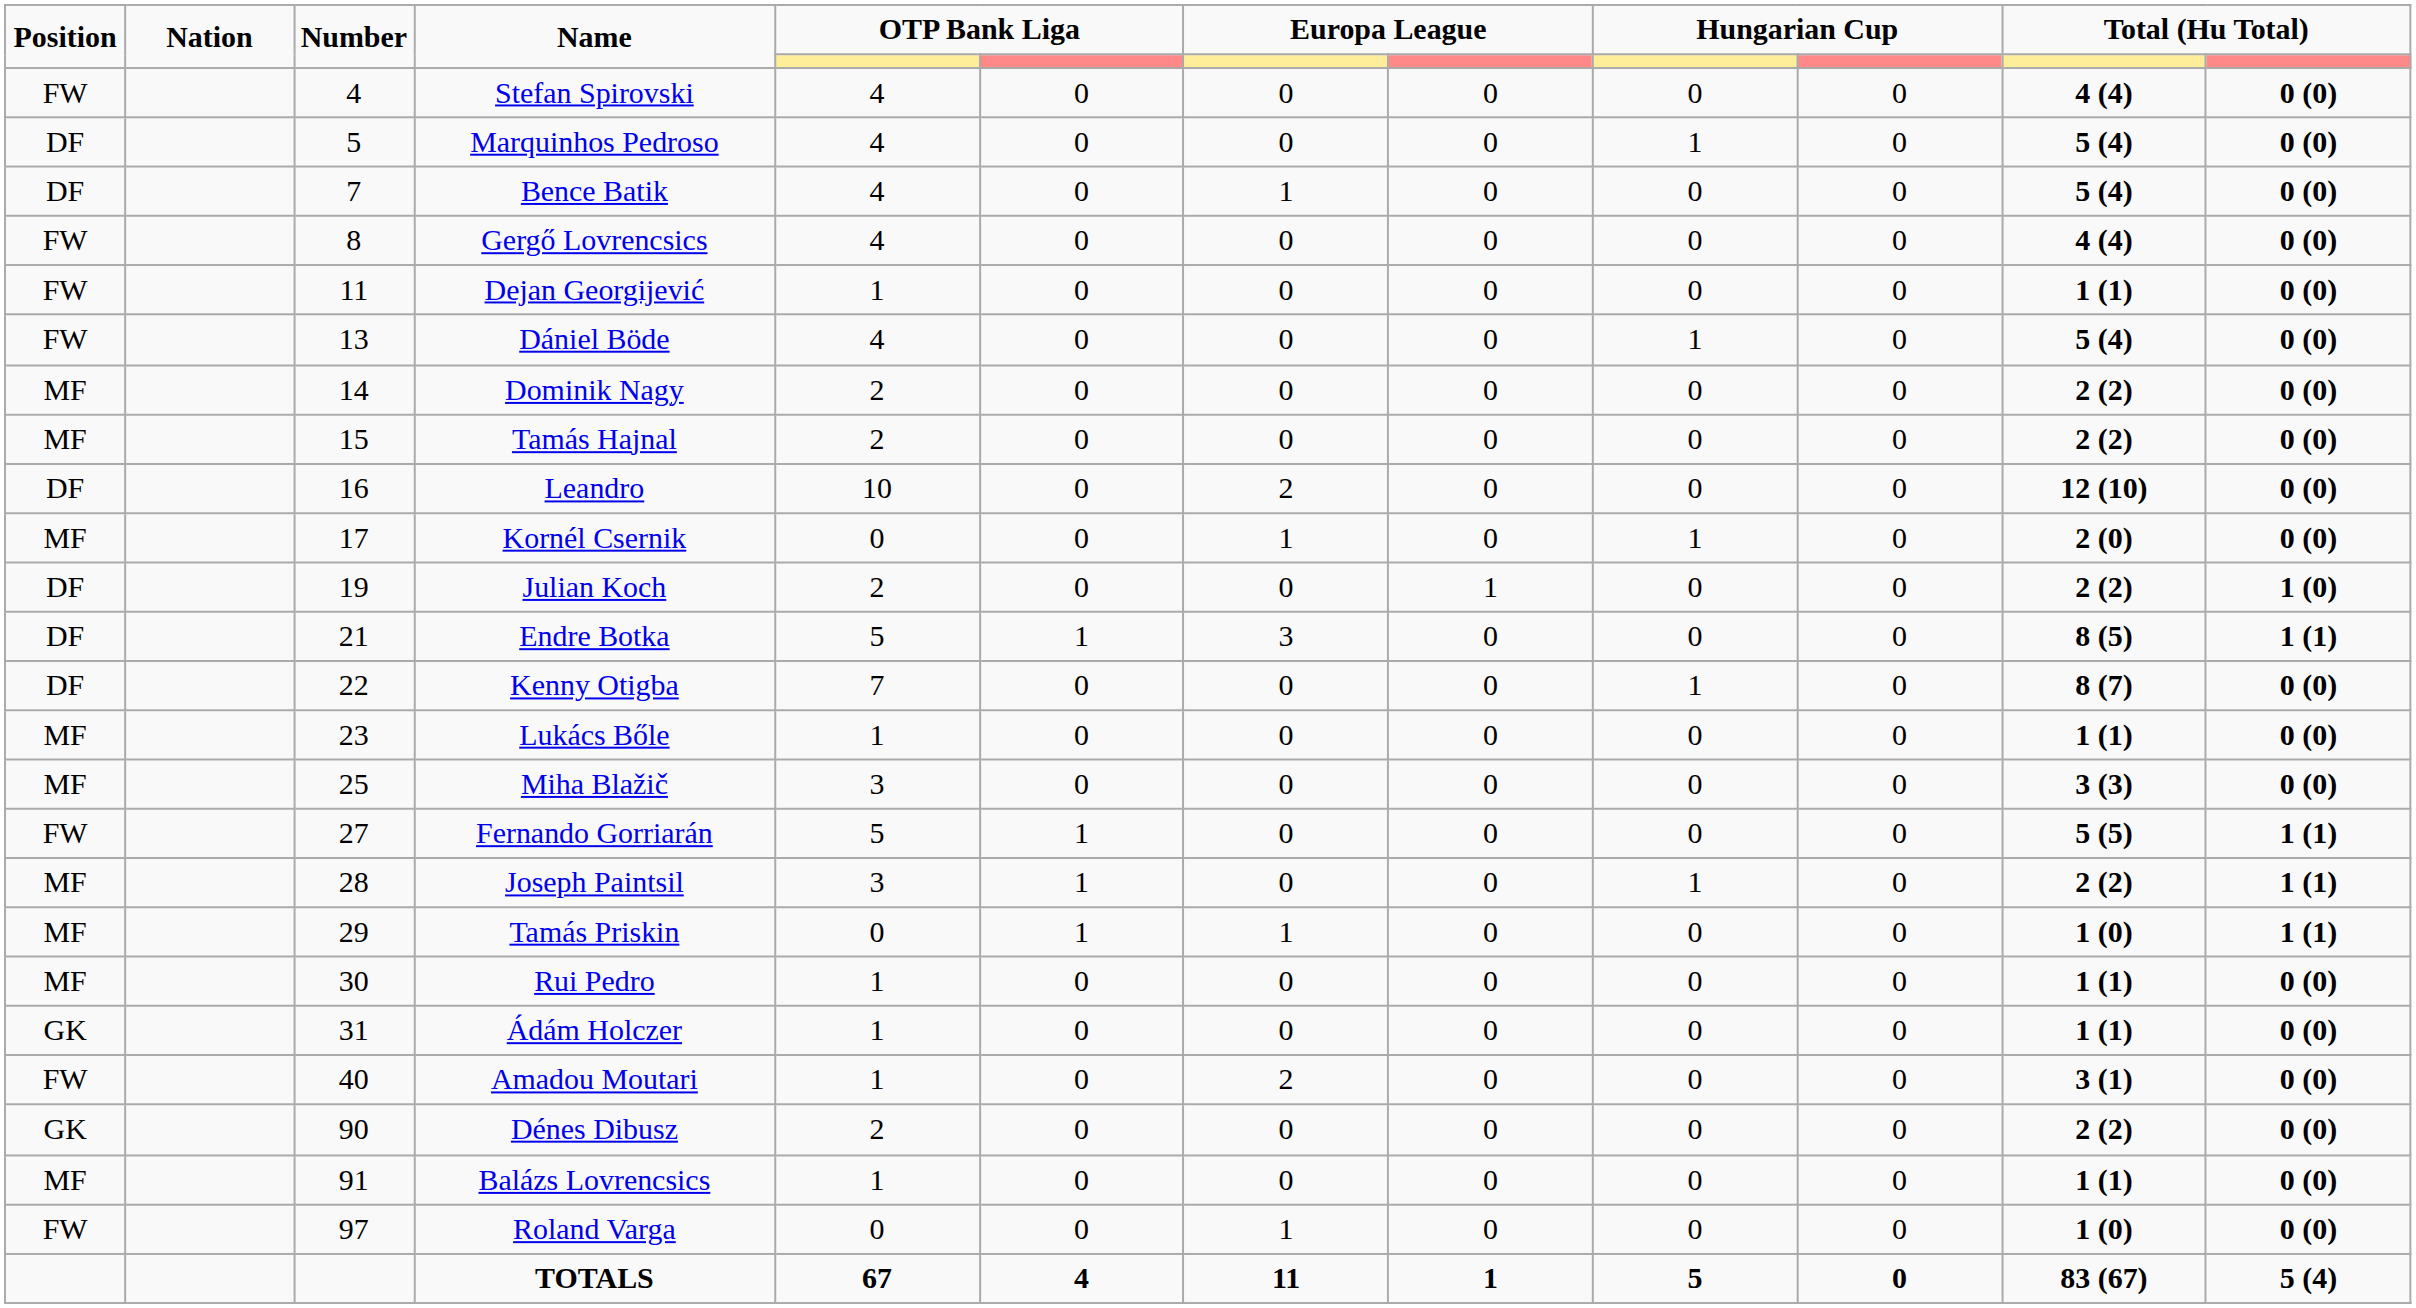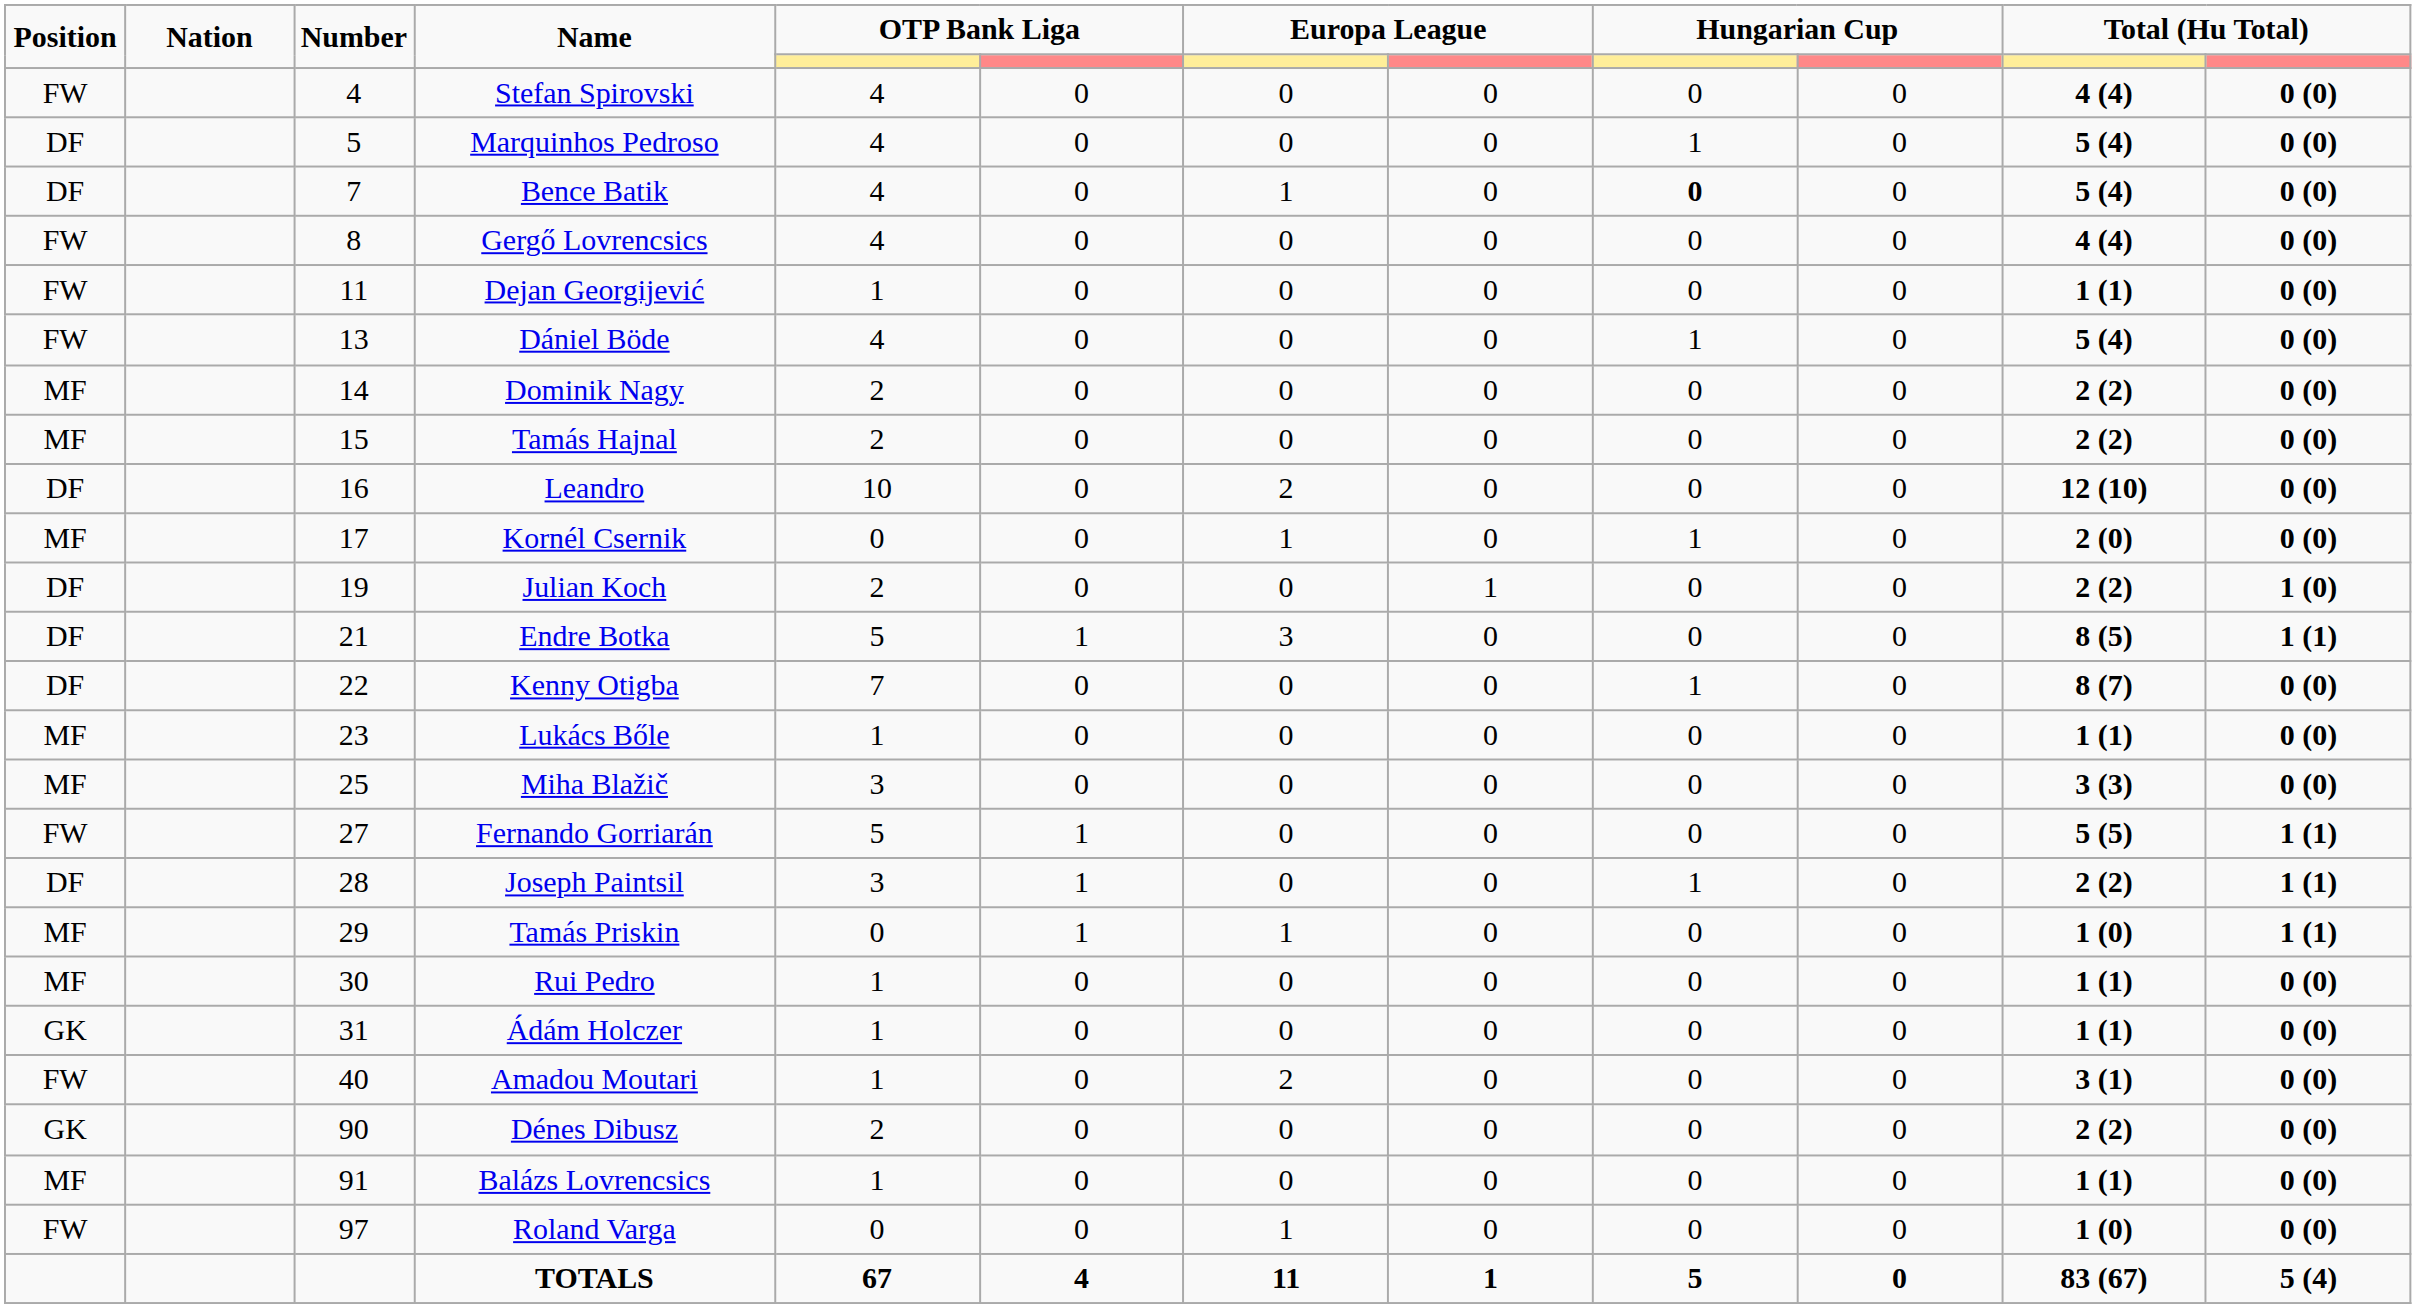(1695, 191) normal -> (1695, 191) bold
(65, 882) MF -> (65, 882) DF
